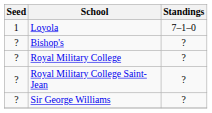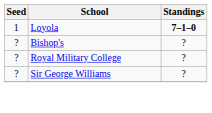(184, 27) normal -> (184, 27) bold
- row: (89, 79)
